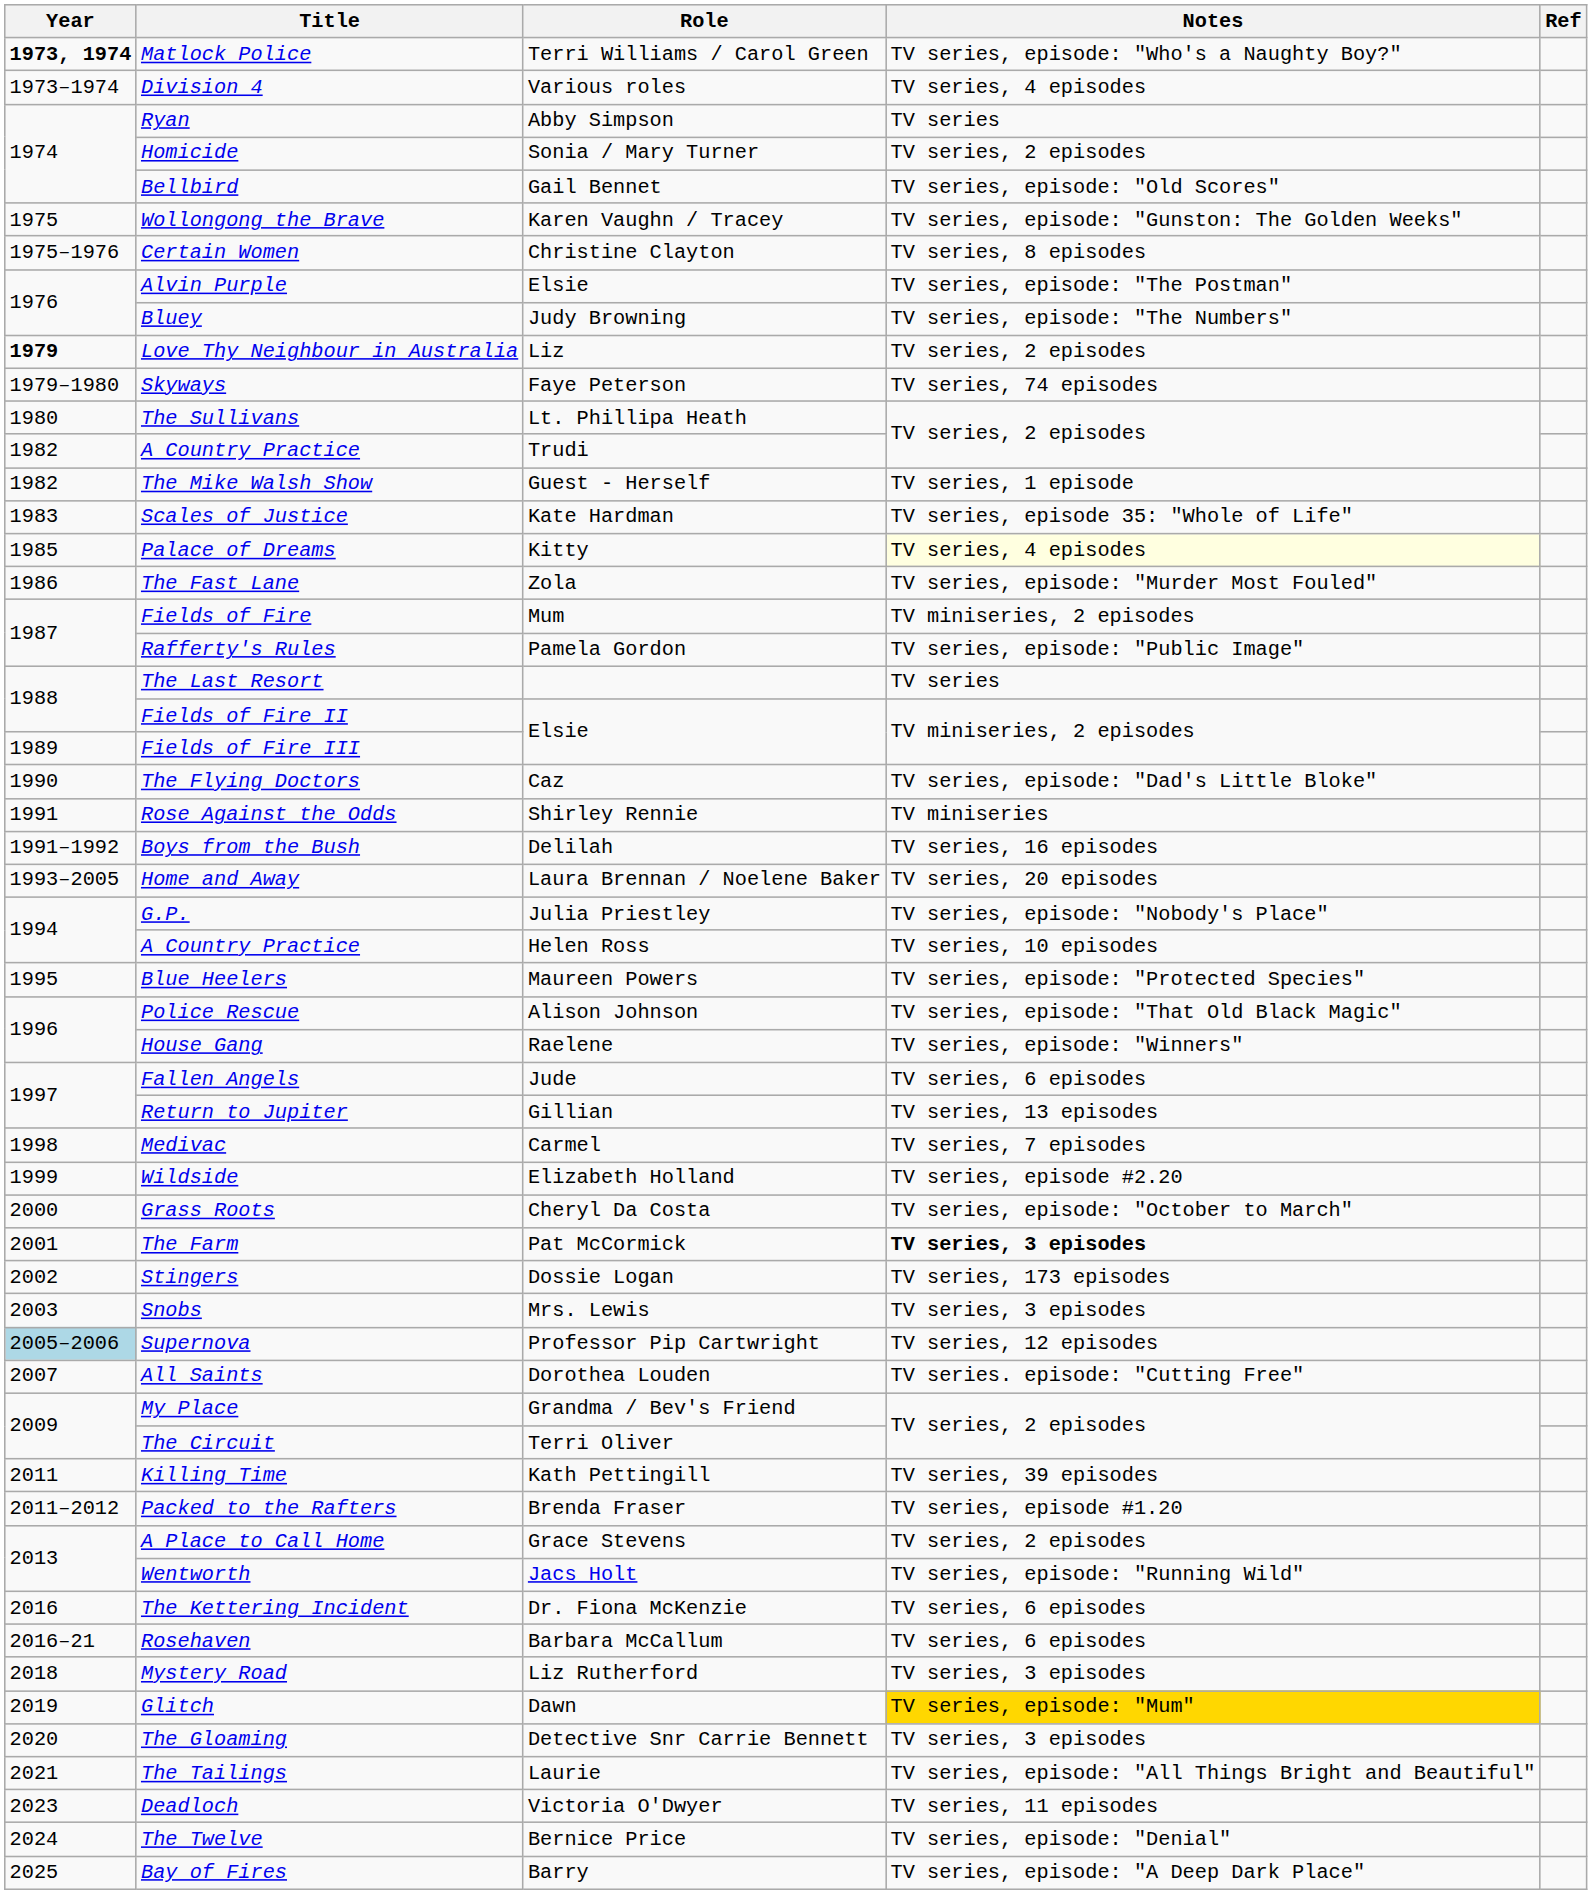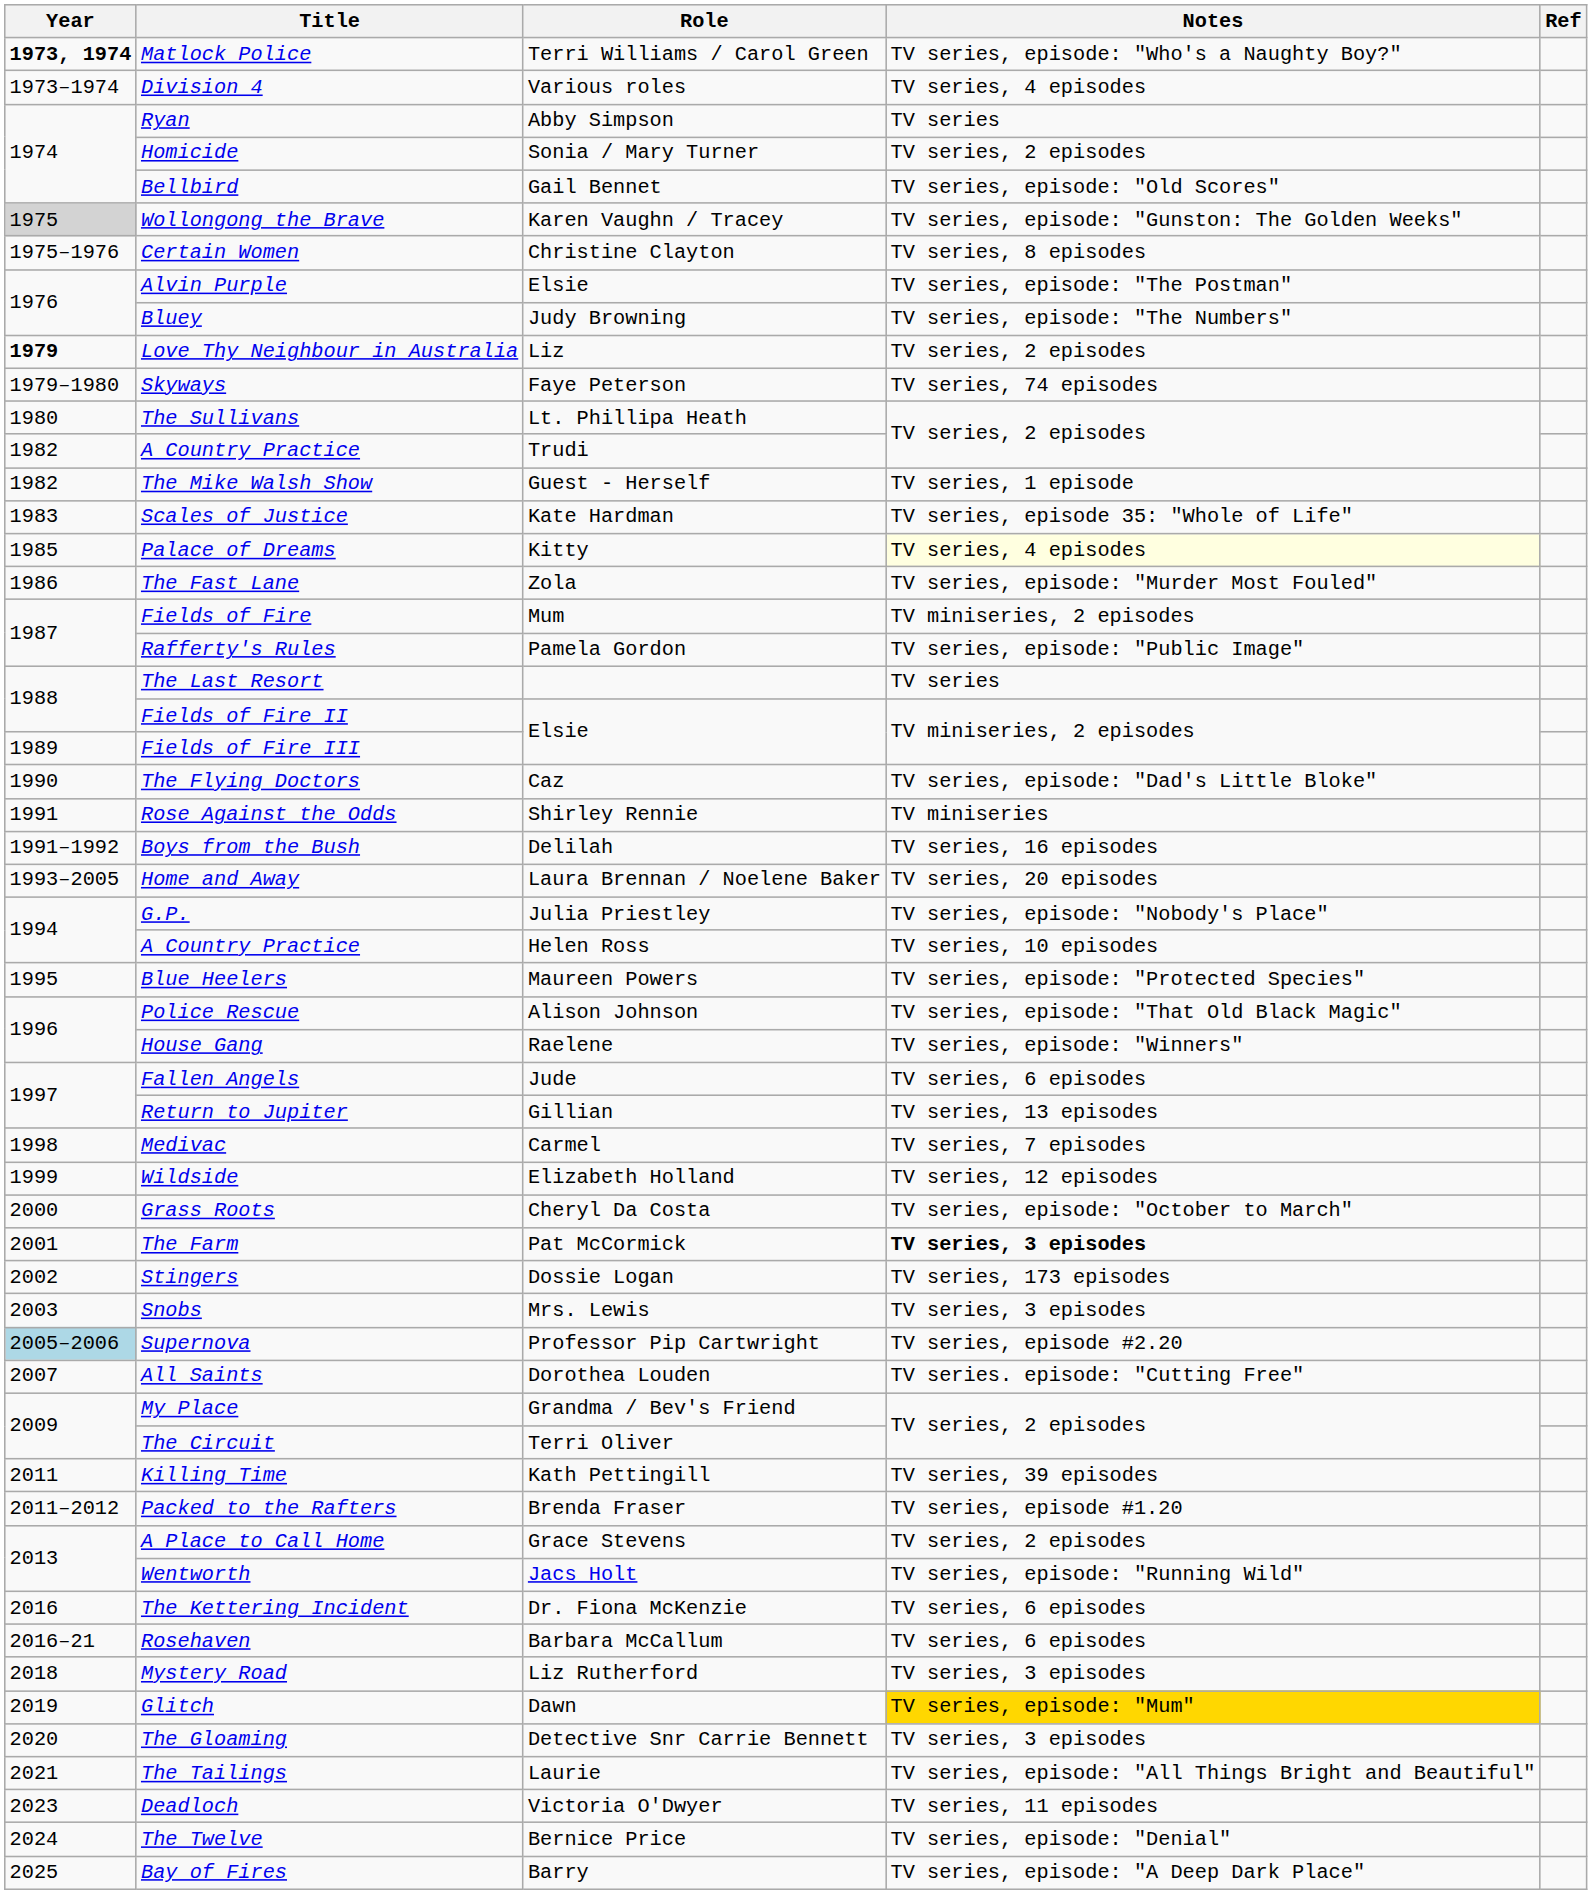(34, 220) no background -> (34, 220) lightgrey background
(1037, 1178) TV series, episode #2.20 -> (1024, 1178) TV series, 12 episodes
(1024, 1343) TV series, 12 episodes -> (1037, 1343) TV series, episode #2.20
